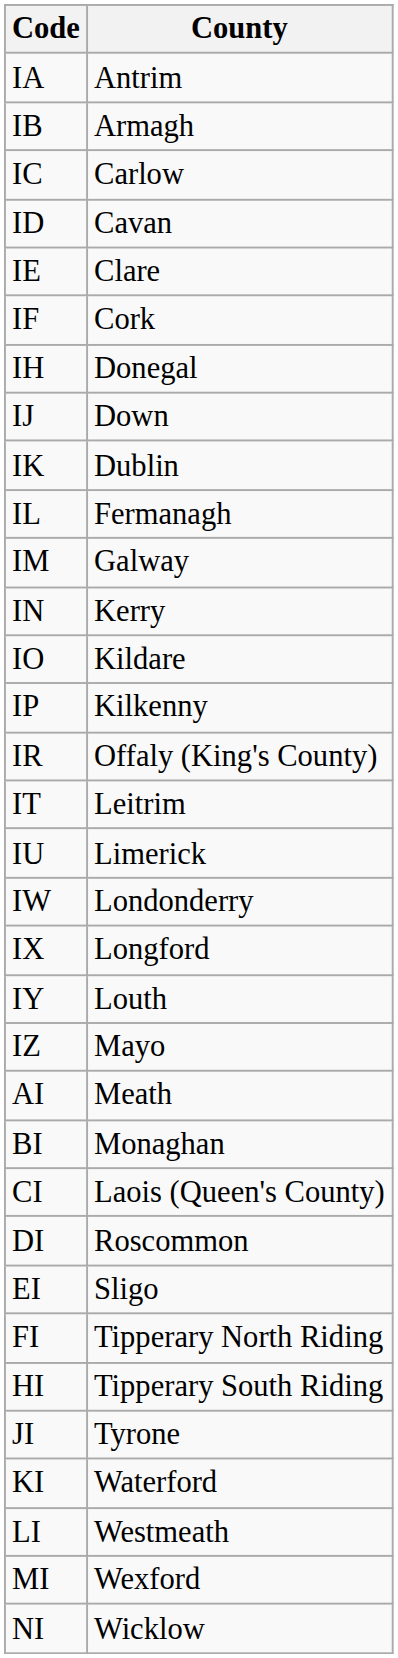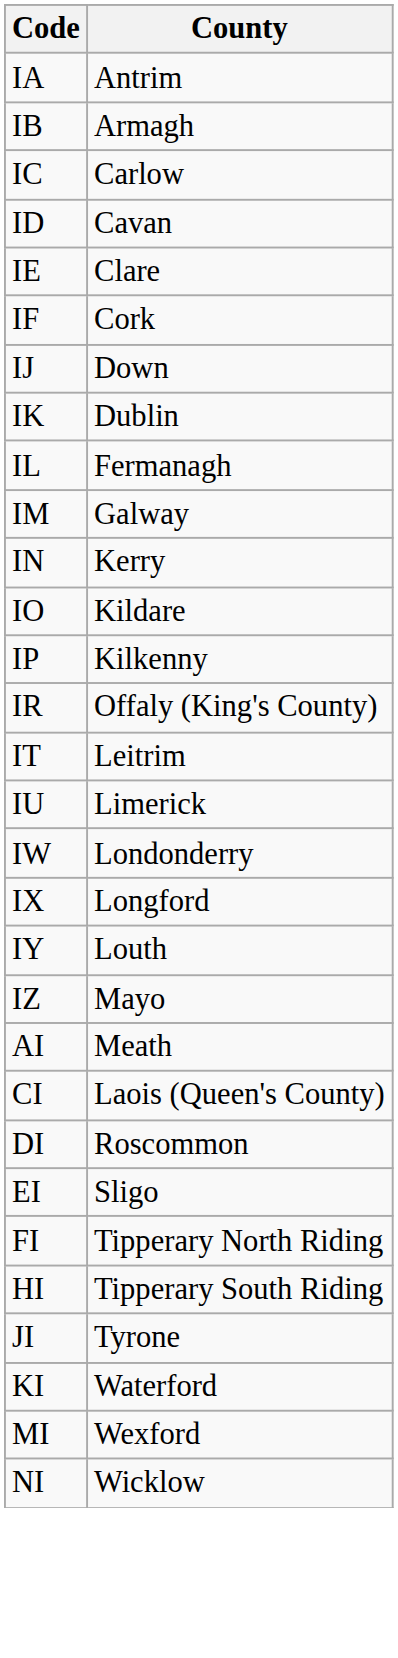- row: (28, 367)
- row: (27, 1143)
- row: (26, 1531)
